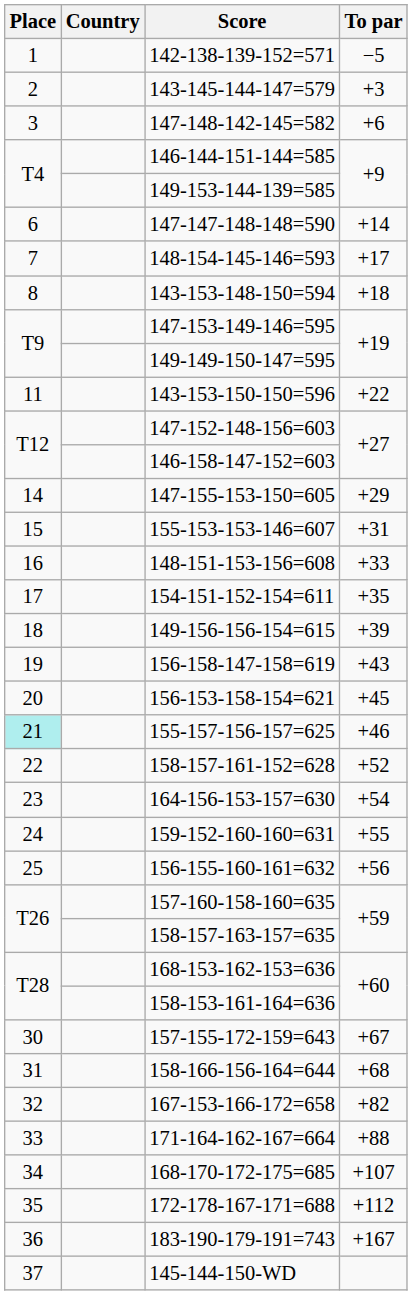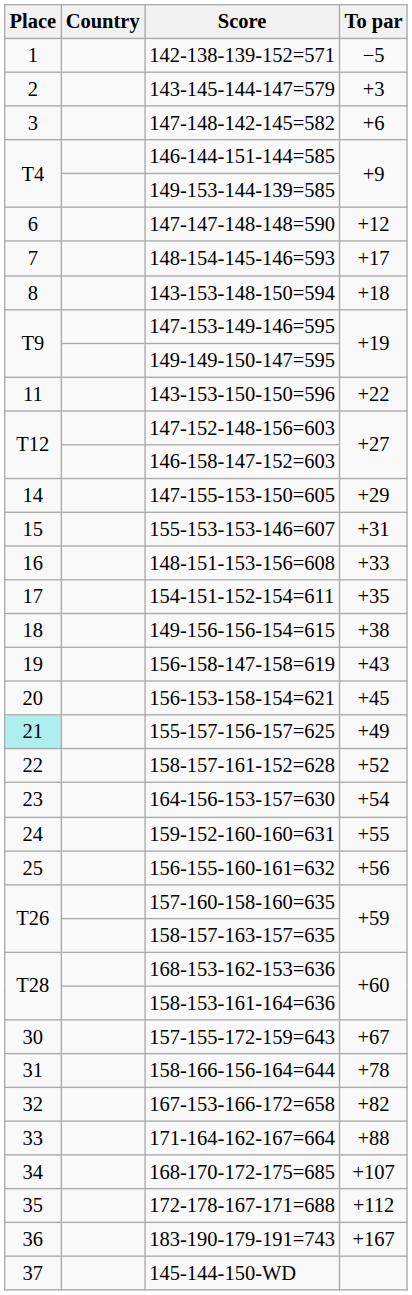(374, 224) +14 -> (374, 224) +12
(374, 630) +39 -> (374, 630) +38
(374, 732) +46 -> (374, 732) +49
(374, 1070) +68 -> (374, 1070) +78
